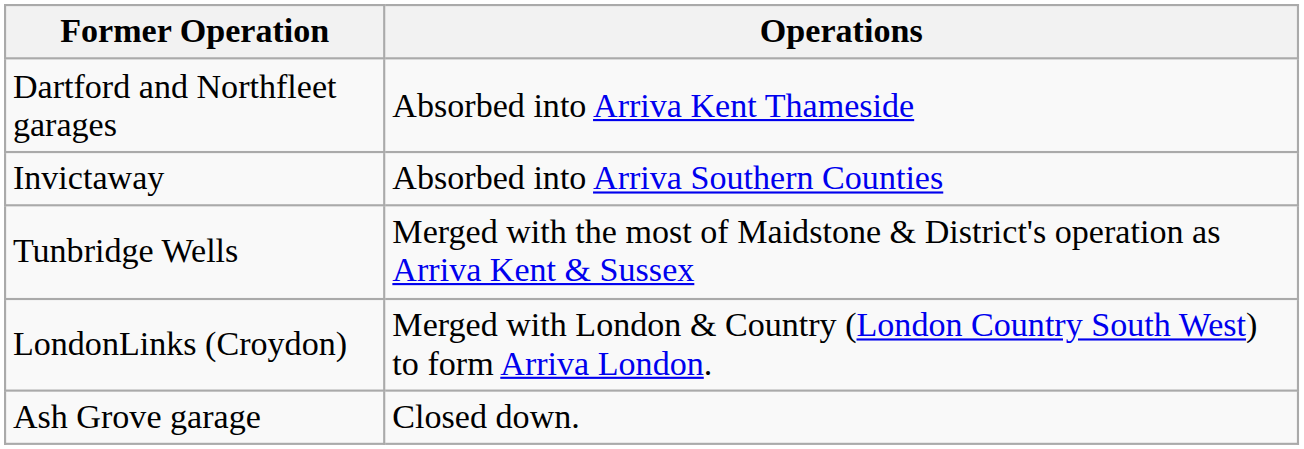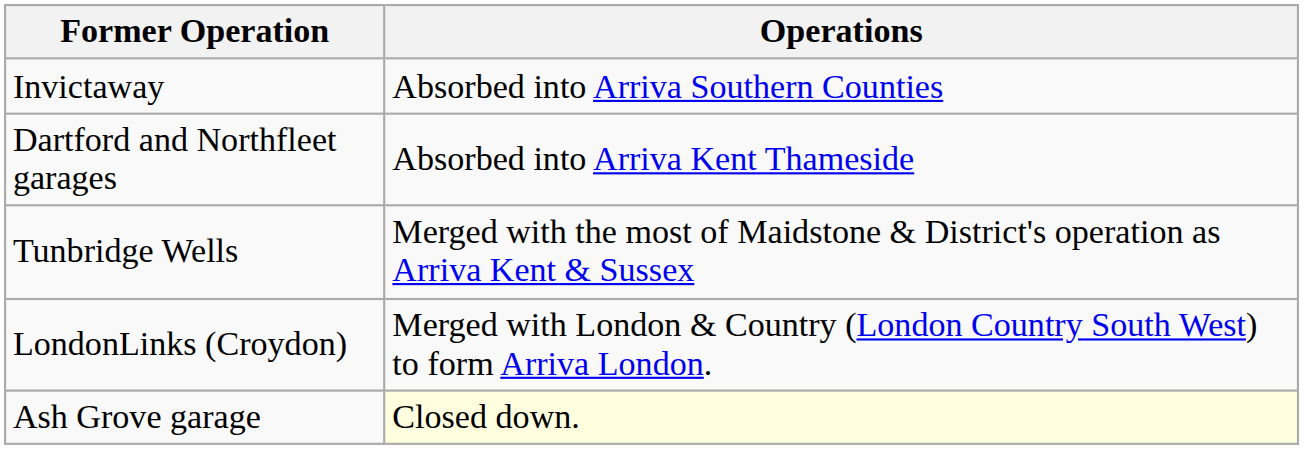rows swapped: (89, 177) <-> (175, 104)
(486, 416) no background -> (486, 416) lightyellow background
